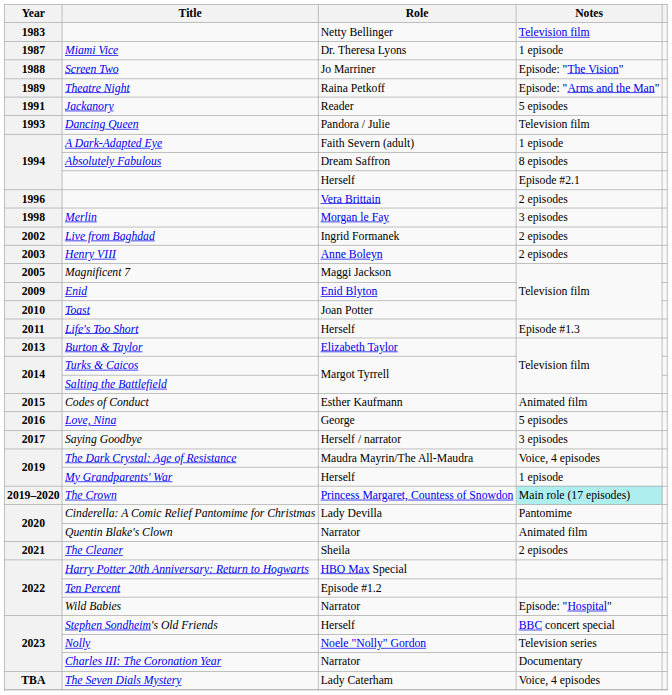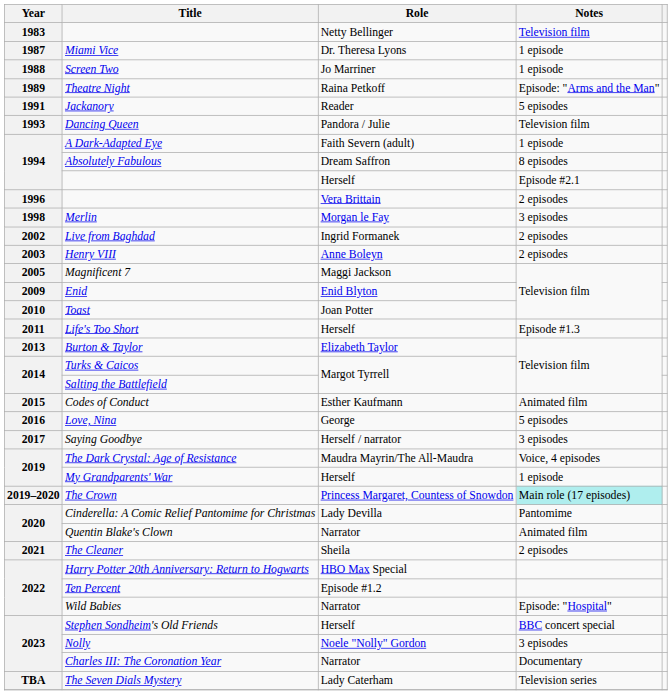(571, 69) Episode: "The Vision" -> (541, 69) 1 episode
(558, 643) Television series -> (543, 643) 3 episodes
(559, 680) Voice, 4 episodes -> (558, 680) Television series
